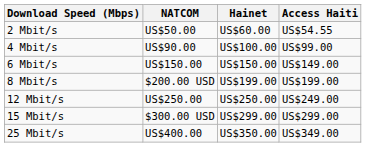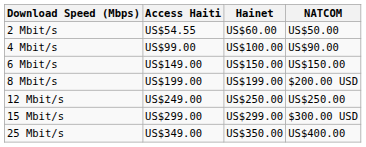columns swapped: (180, 13) <-> (320, 13)
